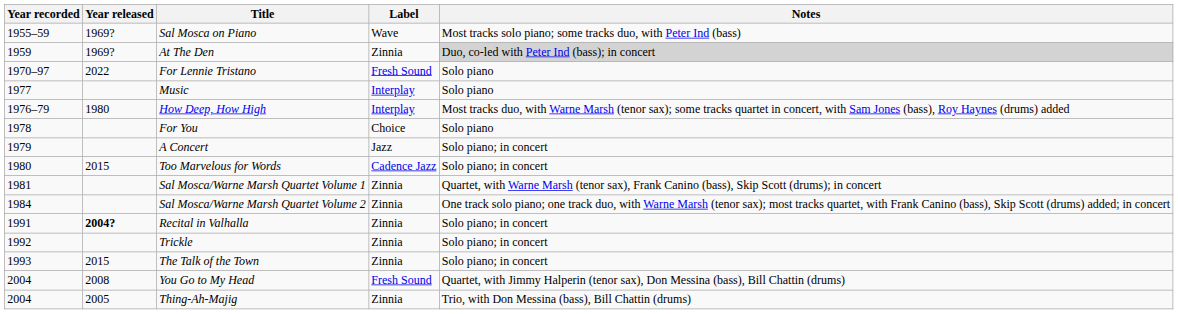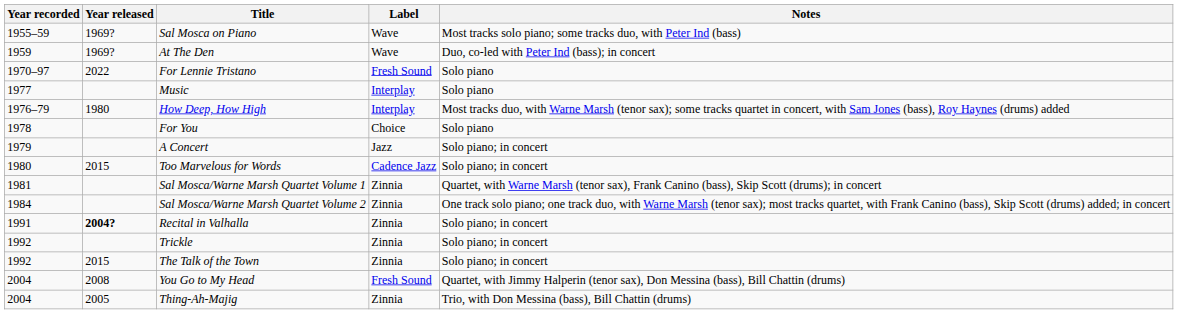(387, 52) Zinnia -> (385, 52) Wave
(548, 52) lightgrey background -> (548, 52) no background
(19, 261) 1993 -> (19, 261) 1992
